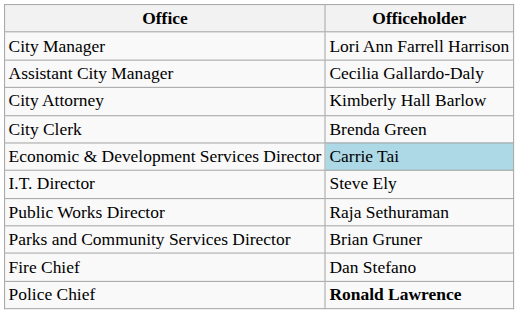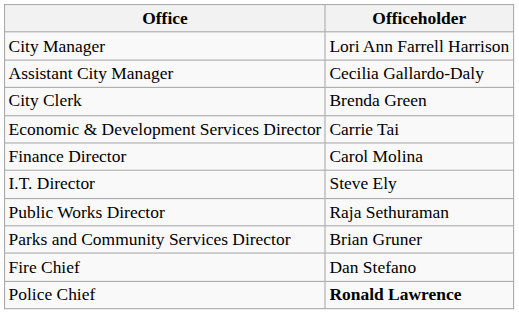- row: (56, 101)
(364, 156) lightblue background -> (364, 128) no background
+ row: (67, 156)
